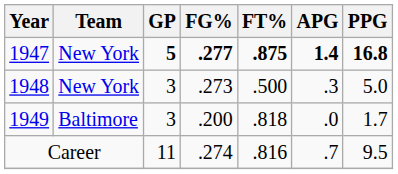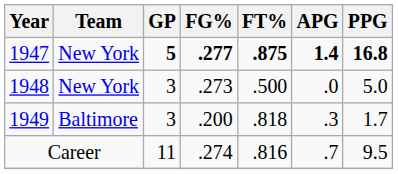(331, 86) .3 -> (331, 86) .0
(331, 119) .0 -> (331, 119) .3
